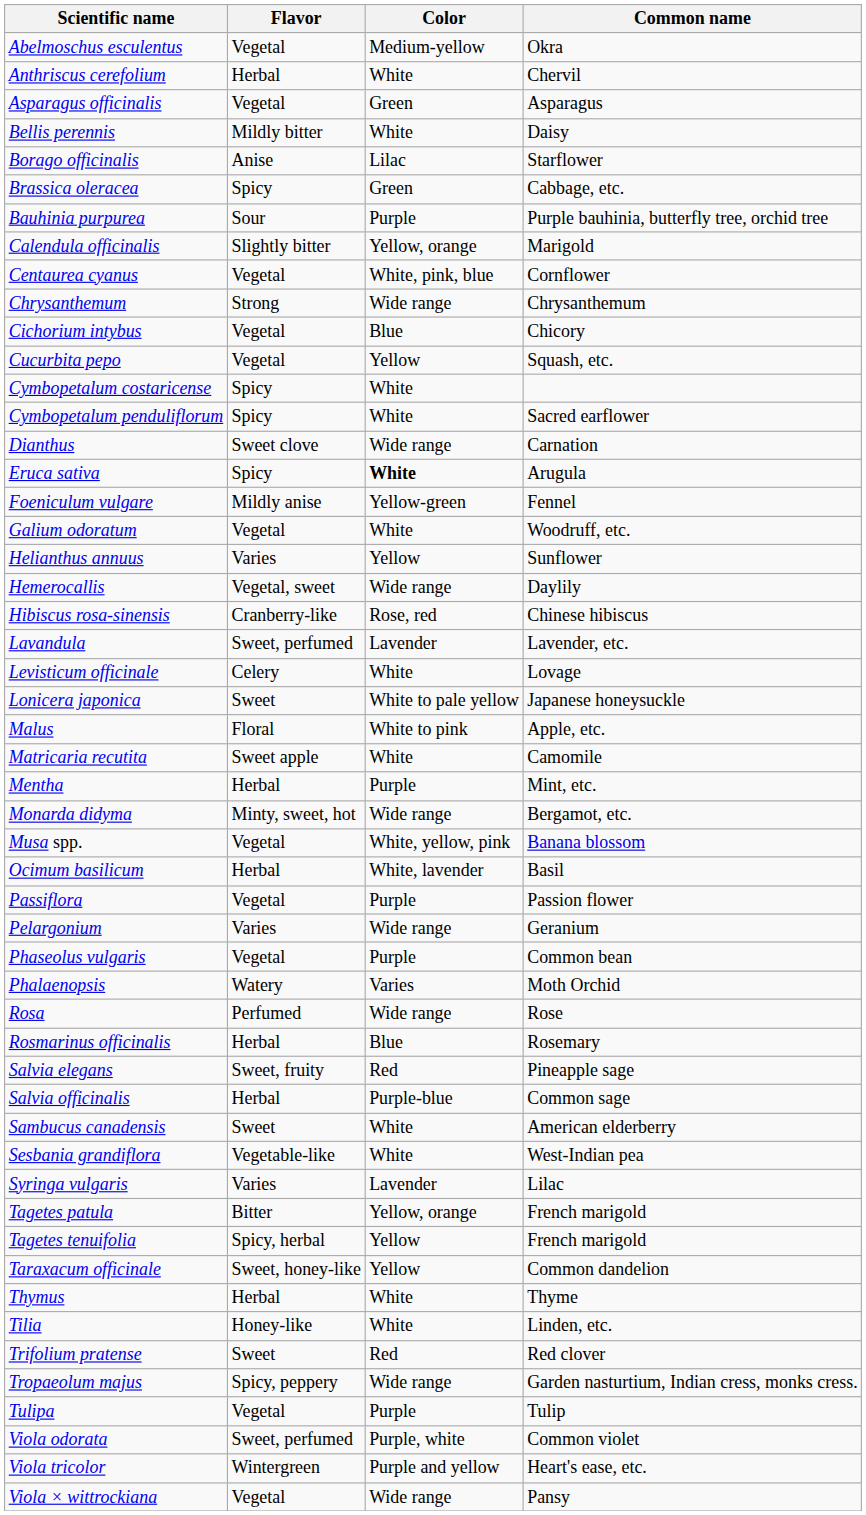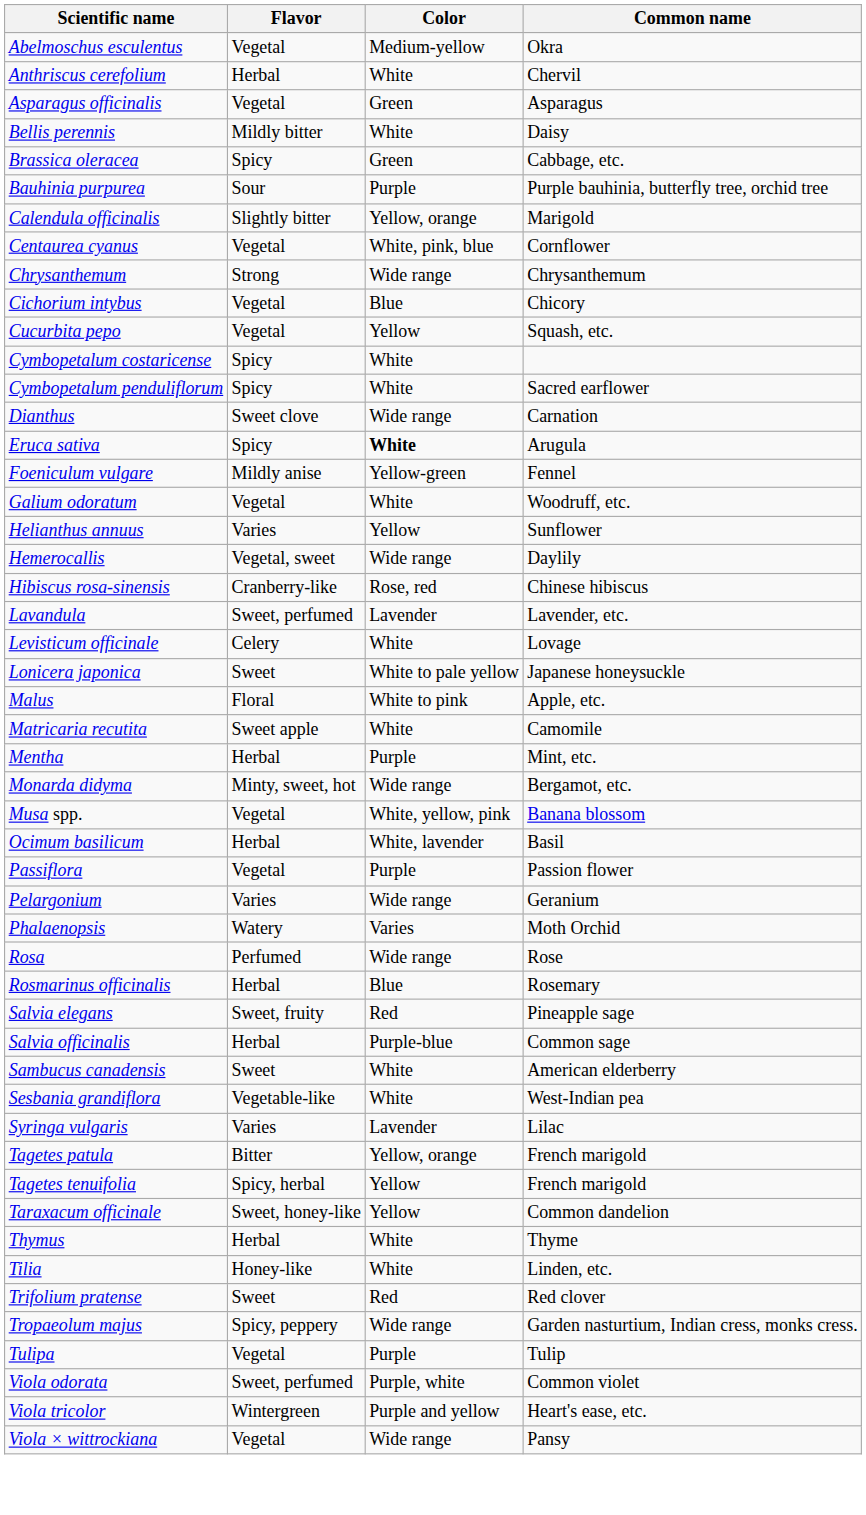- row: (74, 160)
- row: (77, 956)
